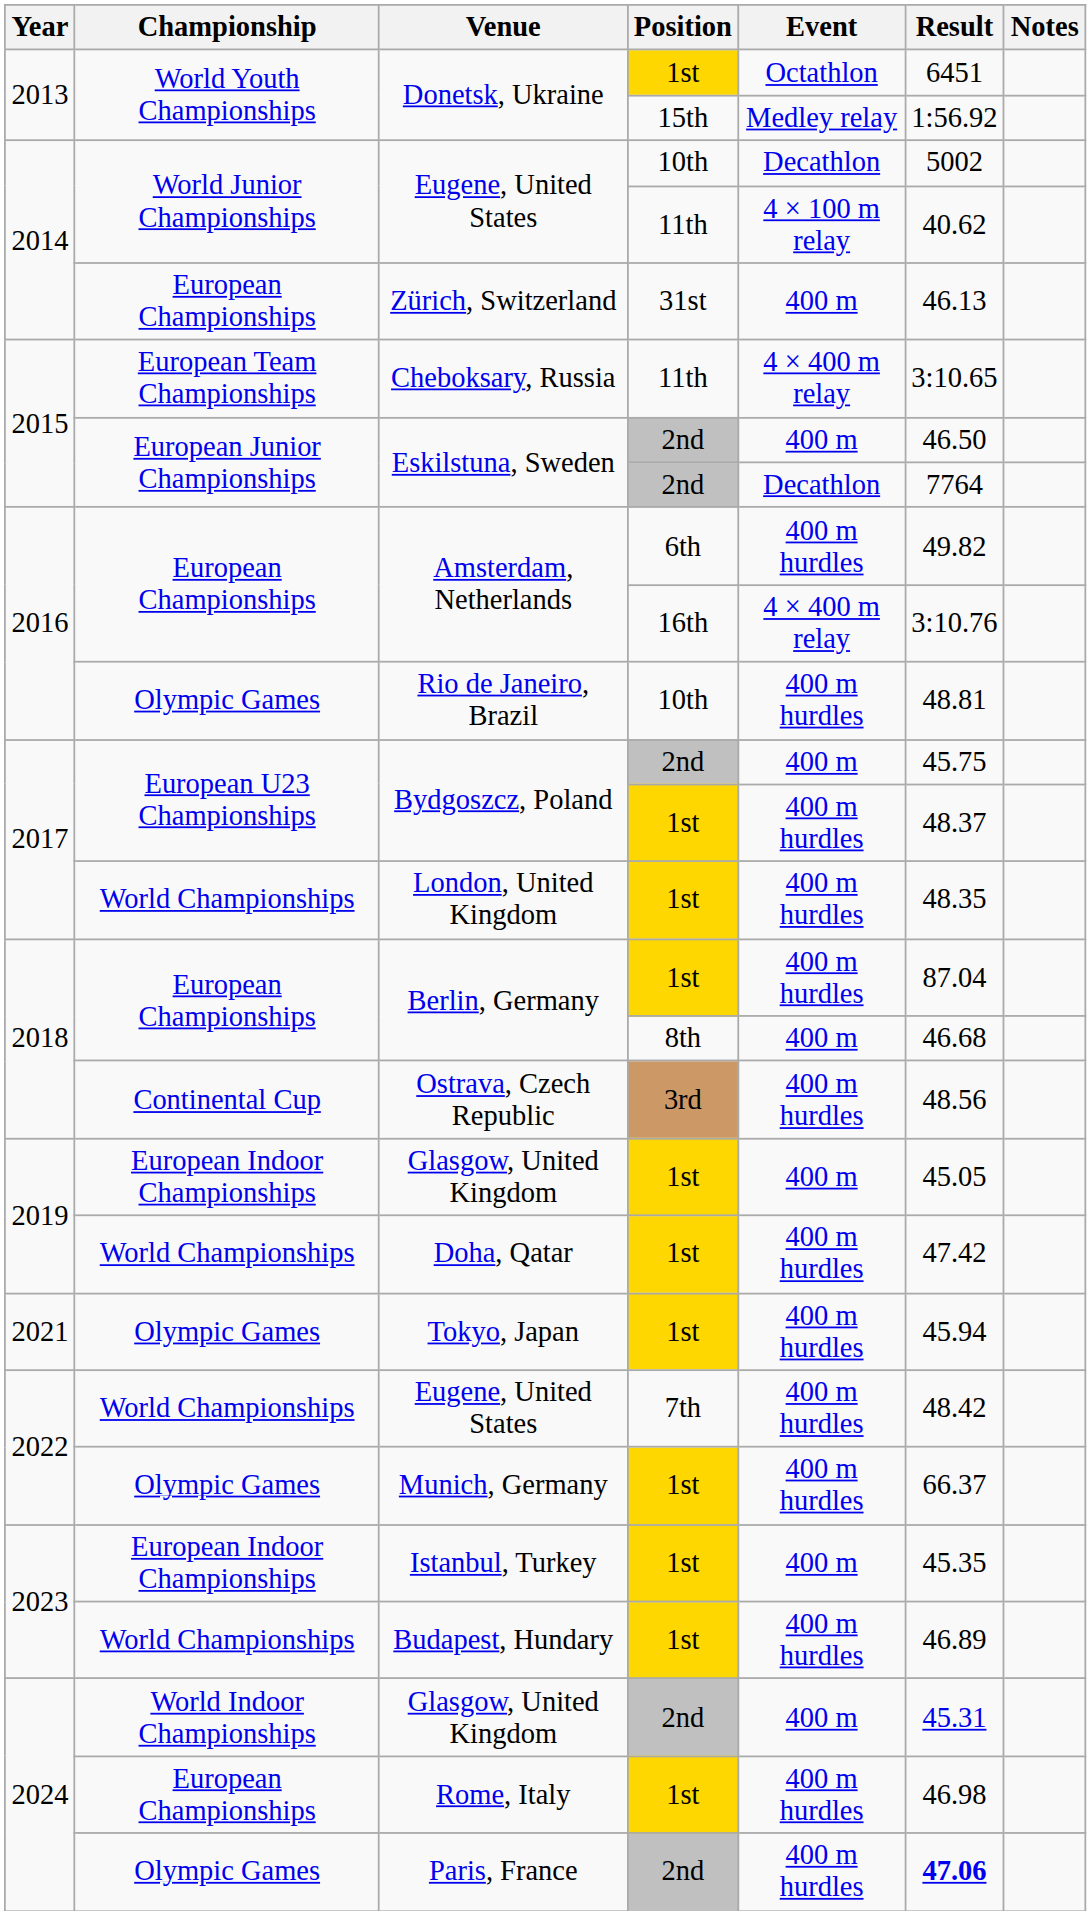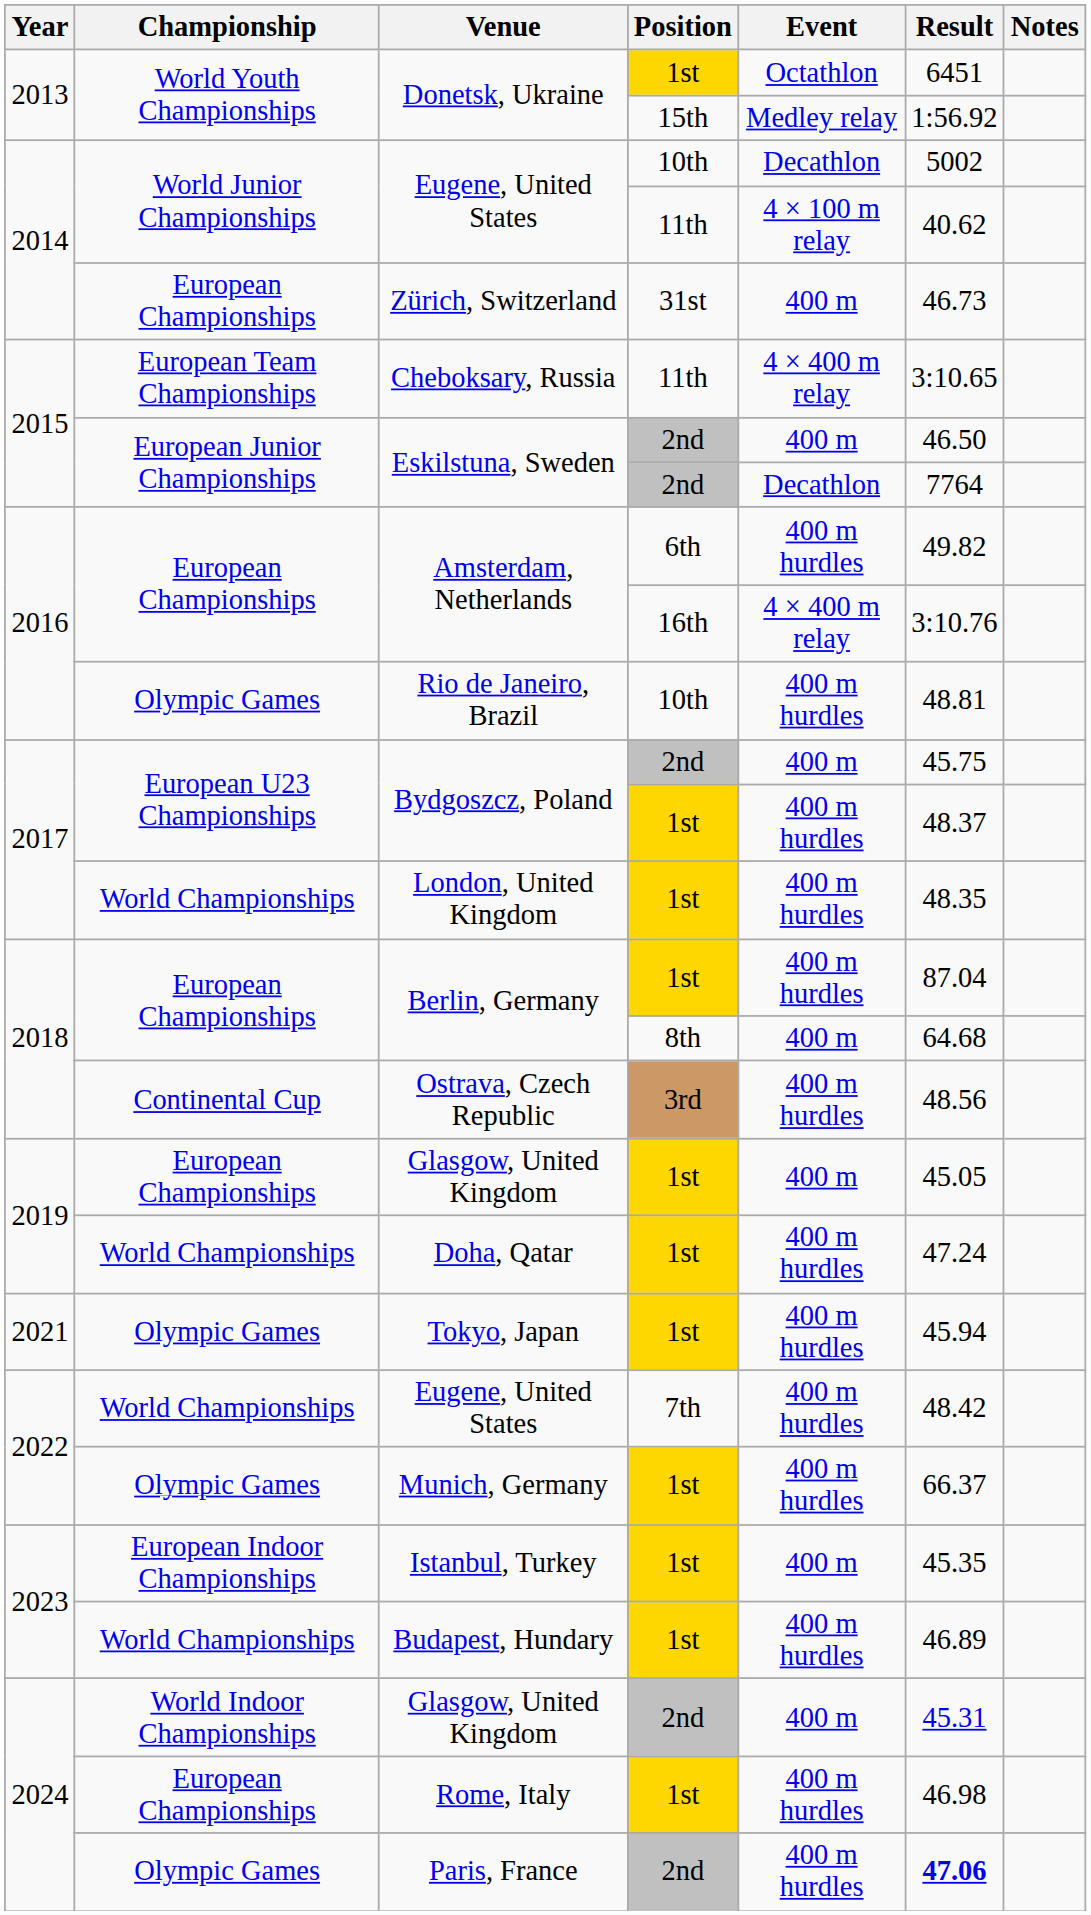(954, 300) 46.13 -> (954, 300) 46.73
(954, 1038) 46.68 -> (954, 1038) 64.68
(227, 1176) European Indoor Championships -> (227, 1176) European Championships
(954, 1253) 47.42 -> (954, 1253) 47.24
